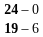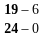rows swapped: (22, 29) <-> (22, 9)
